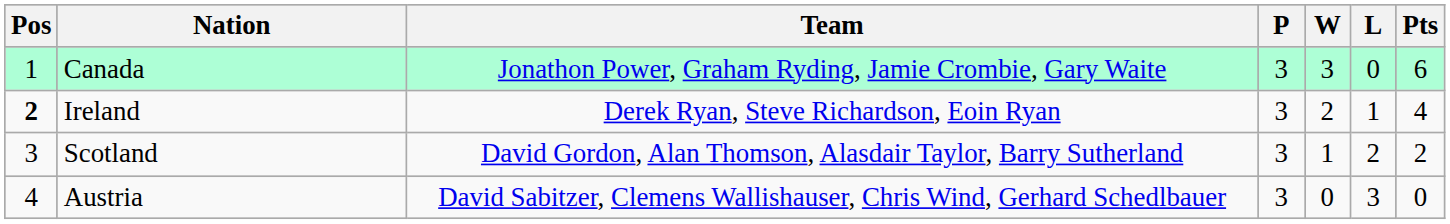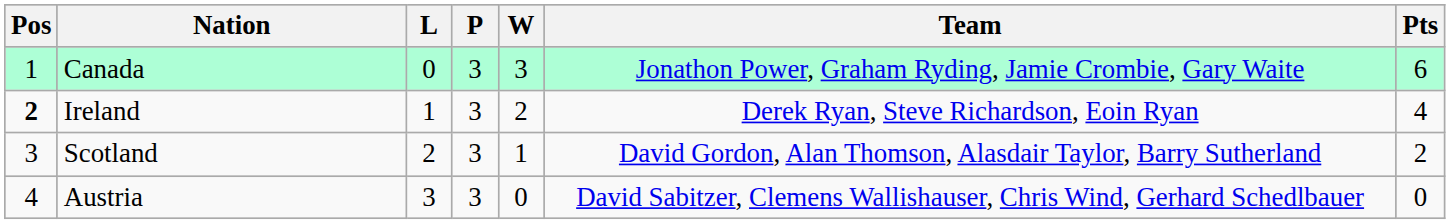columns swapped: (832, 25) <-> (1373, 25)
